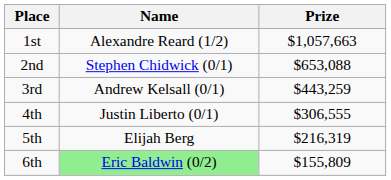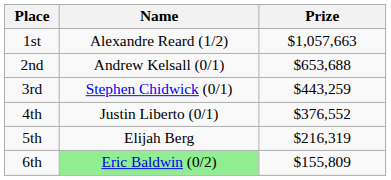(159, 65) Stephen Chidwick (0/1) -> (159, 65) Andrew Kelsall (0/1)
(322, 65) $653,088 -> (322, 65) $653,688
(159, 89) Andrew Kelsall (0/1) -> (159, 89) Stephen Chidwick (0/1)
(322, 114) $306,555 -> (322, 114) $376,552
